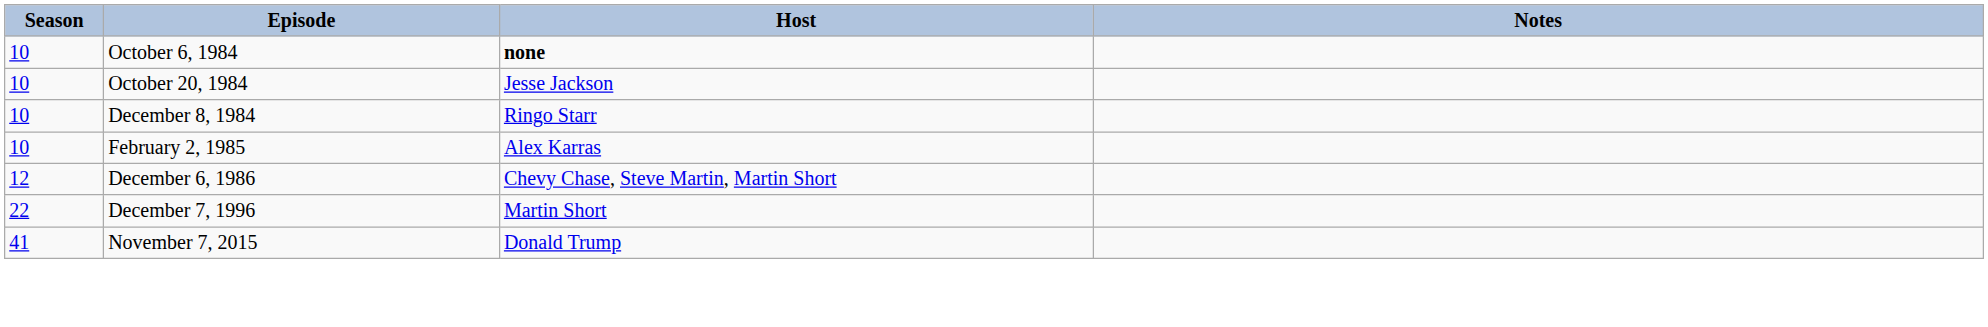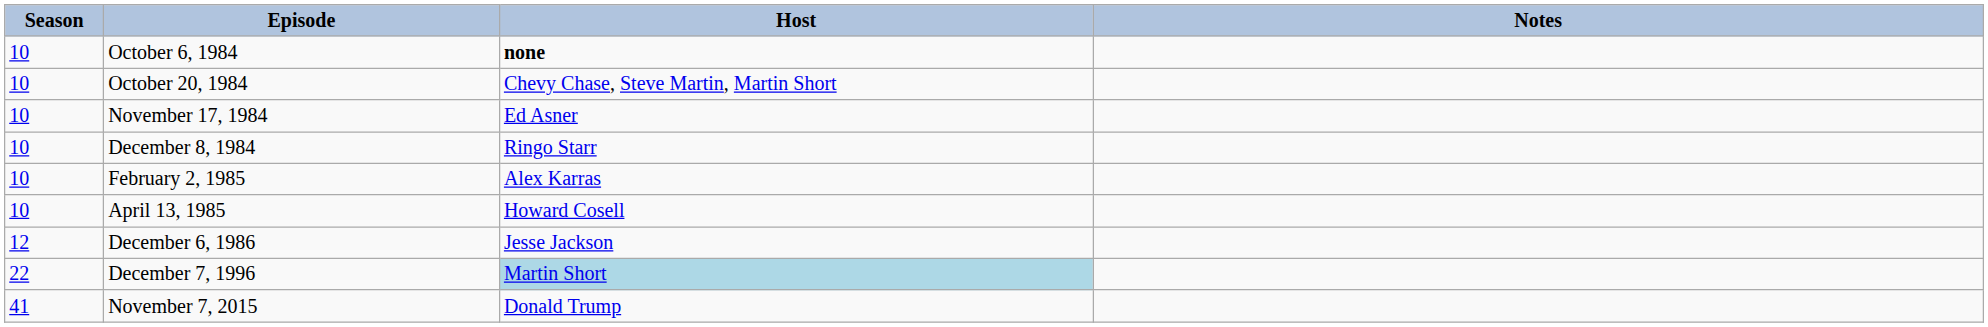(559, 83) Jesse Jackson -> (670, 83) Chevy Chase, Steve Martin, Martin Short
+ row: (188, 115)
+ row: (167, 210)
(670, 178) Chevy Chase, Steve Martin, Martin Short -> (559, 242) Jesse Jackson
(555, 210) no background -> (555, 274) lightblue background
